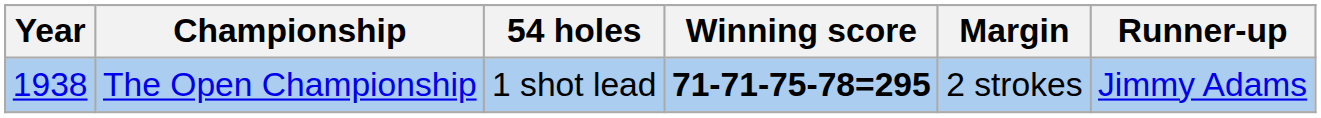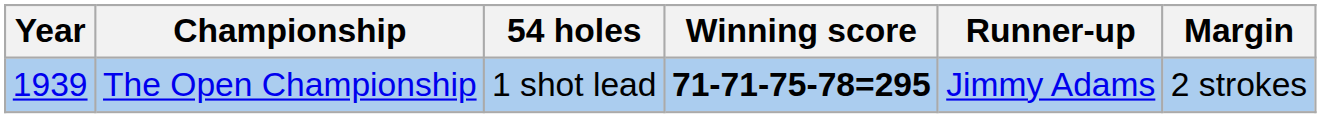columns swapped: (1014, 31) <-> (1203, 31)
(50, 84) 1938 -> (50, 84) 1939
